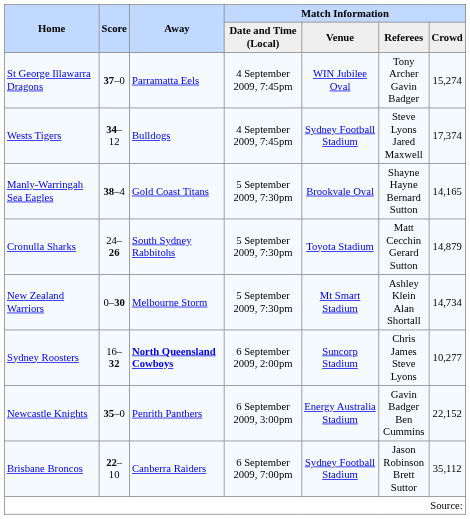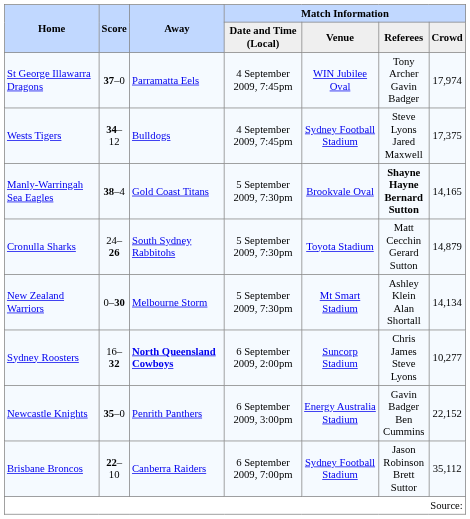(447, 80) 15,274 -> (447, 80) 17,974
(447, 135) 17,374 -> (447, 135) 17,375
(404, 191) normal -> (404, 191) bold
(447, 302) 14,734 -> (447, 302) 14,134
